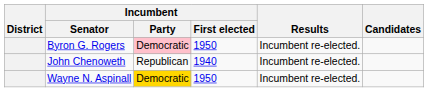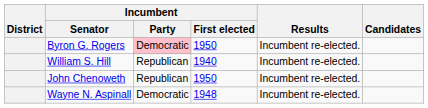+ row: (79, 62)
(205, 62) 1940 -> (205, 78) 1950
(162, 78) gold background -> (162, 95) no background
(205, 78) 1950 -> (205, 95) 1948
